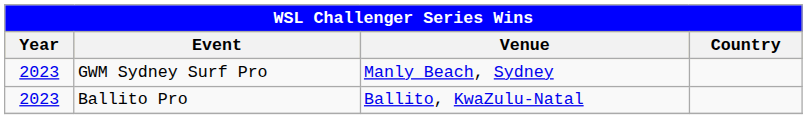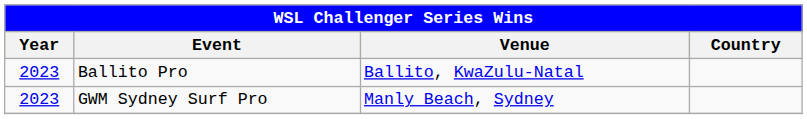rows swapped: (133, 100) <-> (173, 72)
